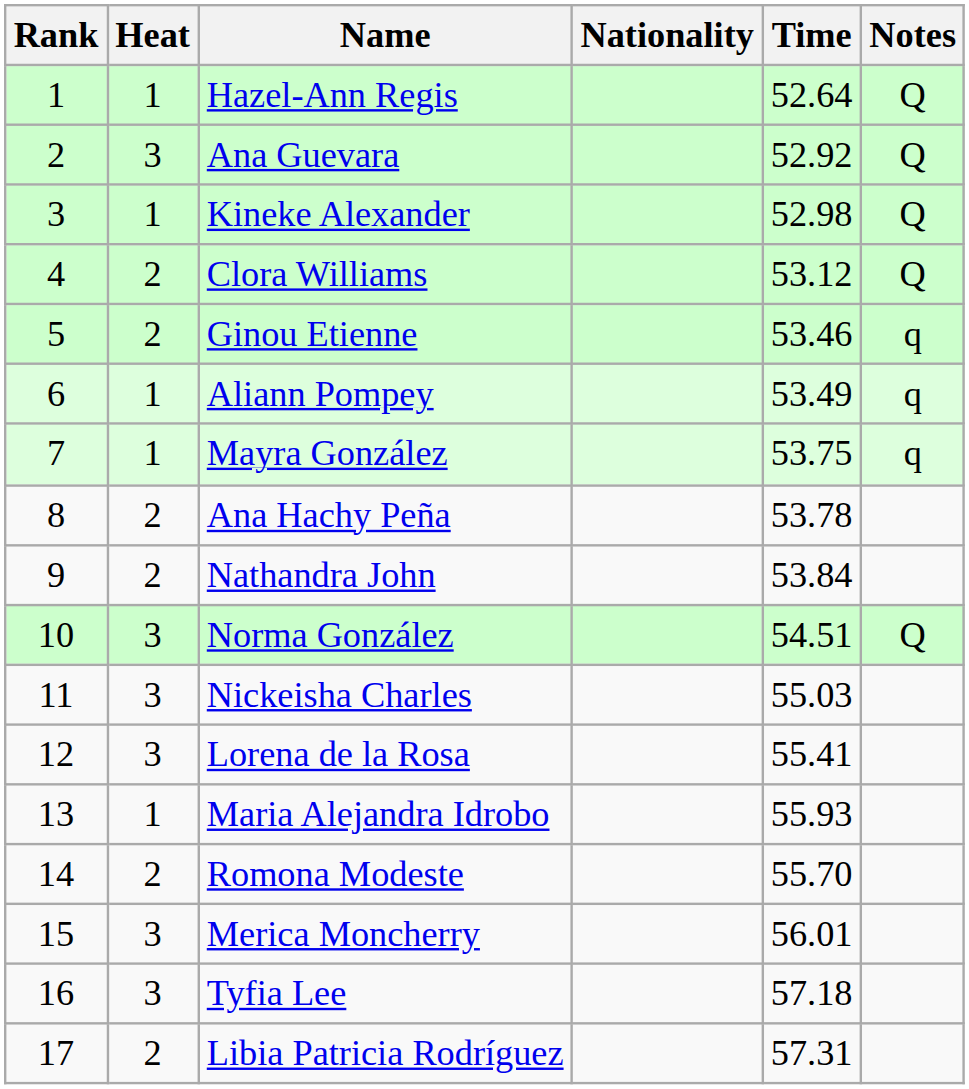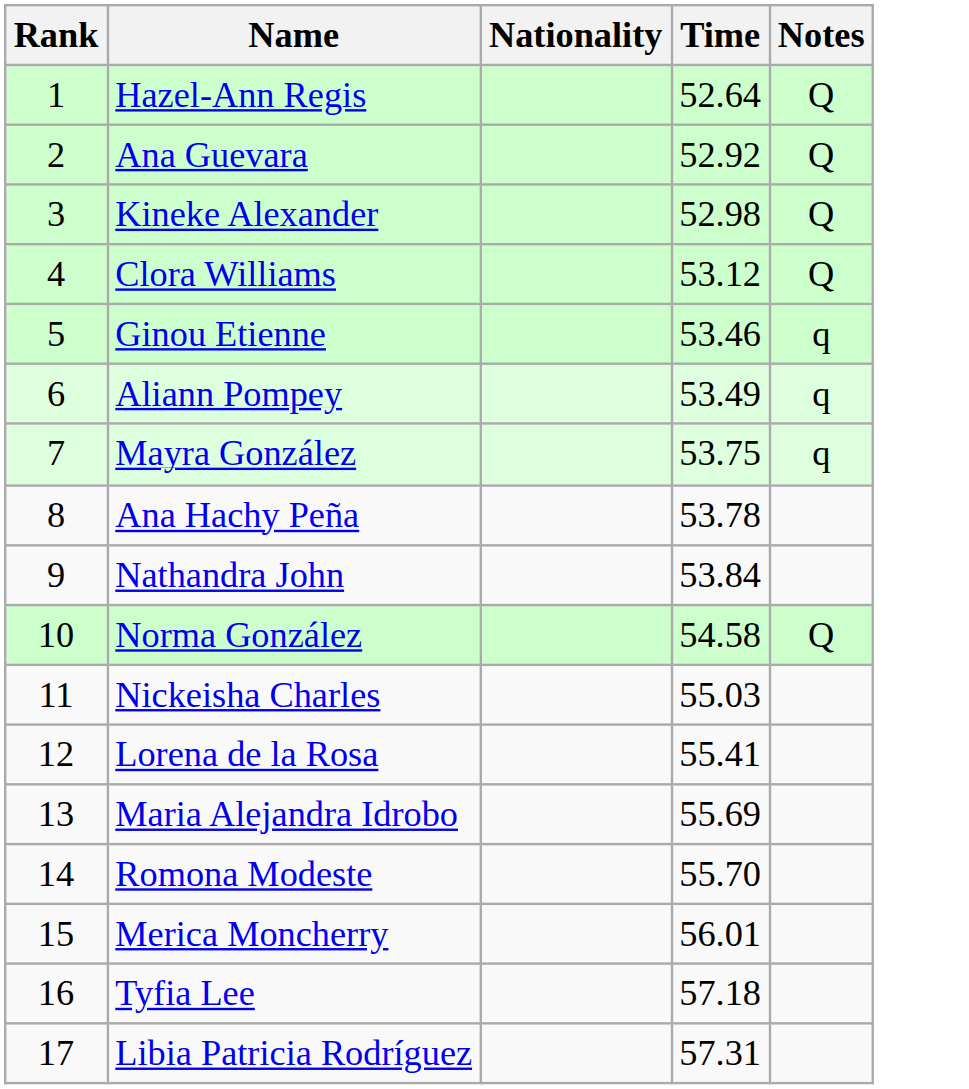- column: (153, 34)
(812, 633) 54.51 -> (720, 633) 54.58
(812, 813) 55.93 -> (720, 813) 55.69
